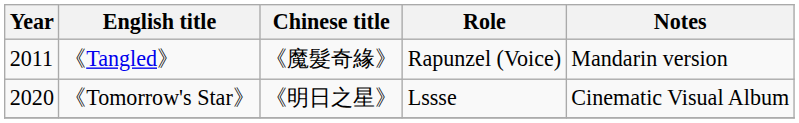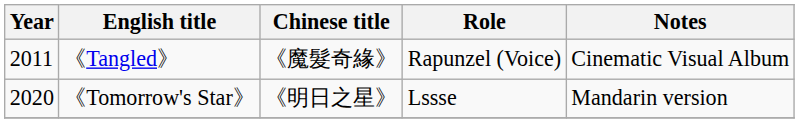(650, 59) Mandarin version -> (680, 59) Cinematic Visual Album
(680, 98) Cinematic Visual Album -> (650, 98) Mandarin version
